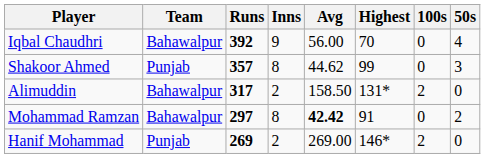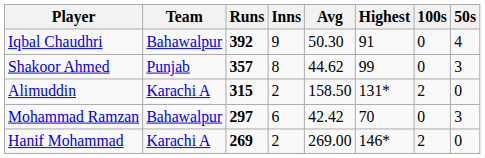(326, 41) 56.00 -> (326, 41) 50.30
(367, 41) 70 -> (367, 41) 91
(184, 91) Bahawalpur -> (178, 91) Karachi A
(241, 91) 317 -> (241, 91) 315
(275, 116) 8 -> (275, 116) 6
(326, 116) bold -> (326, 116) normal
(367, 116) 91 -> (367, 116) 70
(458, 116) 2 -> (458, 116) 3
(168, 141) Punjab -> (178, 141) Karachi A
